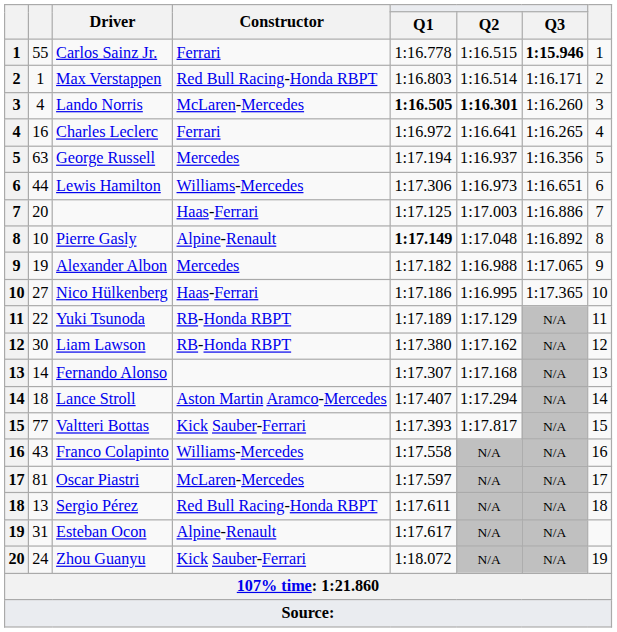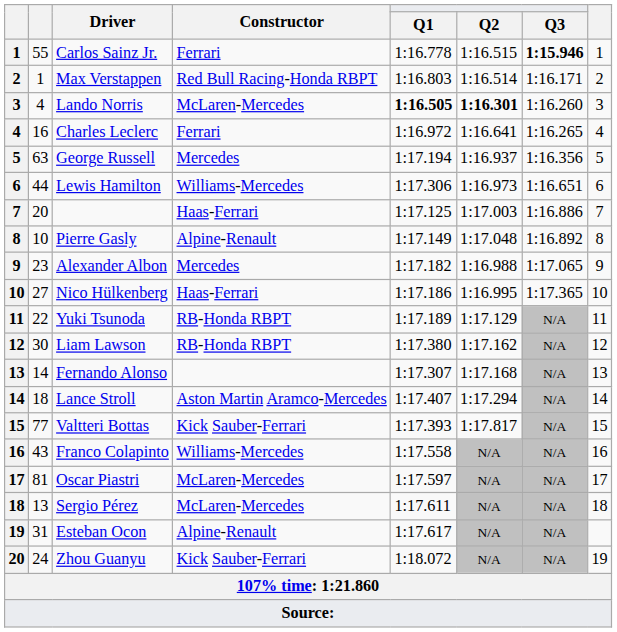(423, 238) bold -> (423, 238) normal
(40, 265) 19 -> (40, 265) 23
(277, 505) Red Bull Racing-Honda RBPT -> (240, 505) McLaren-Mercedes
